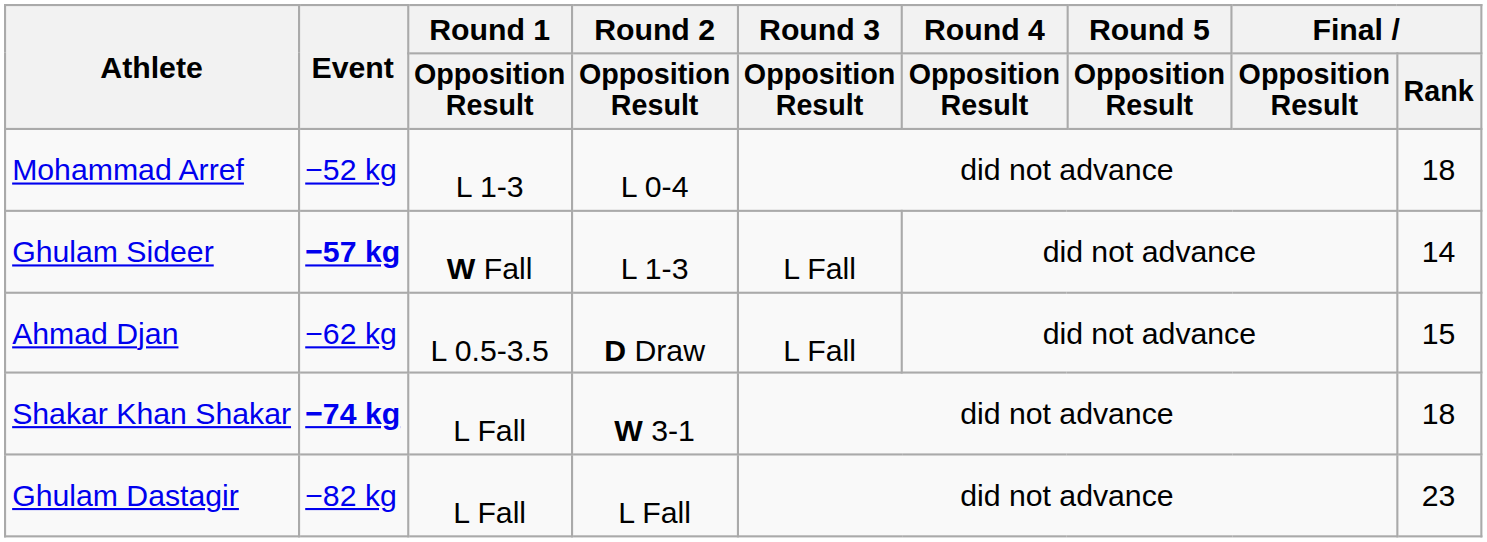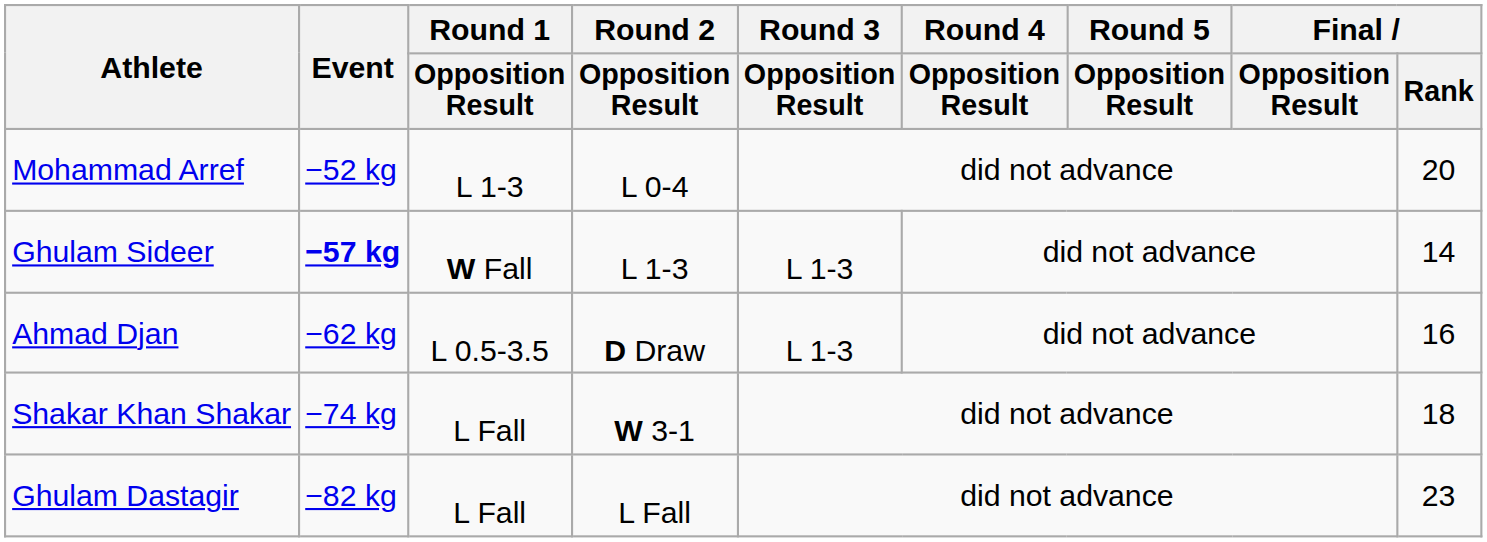(1439, 170) 18 -> (1439, 170) 20
(820, 269) L Fall -> (820, 269) L 1-3
(820, 350) L Fall -> (820, 350) L 1-3
(1439, 333) 15 -> (1439, 333) 16
(353, 415) bold -> (351, 415) normal
